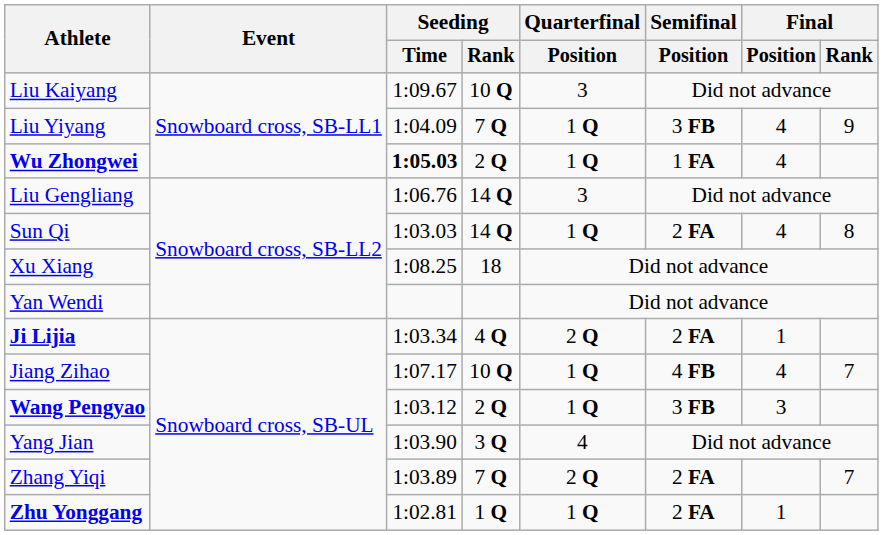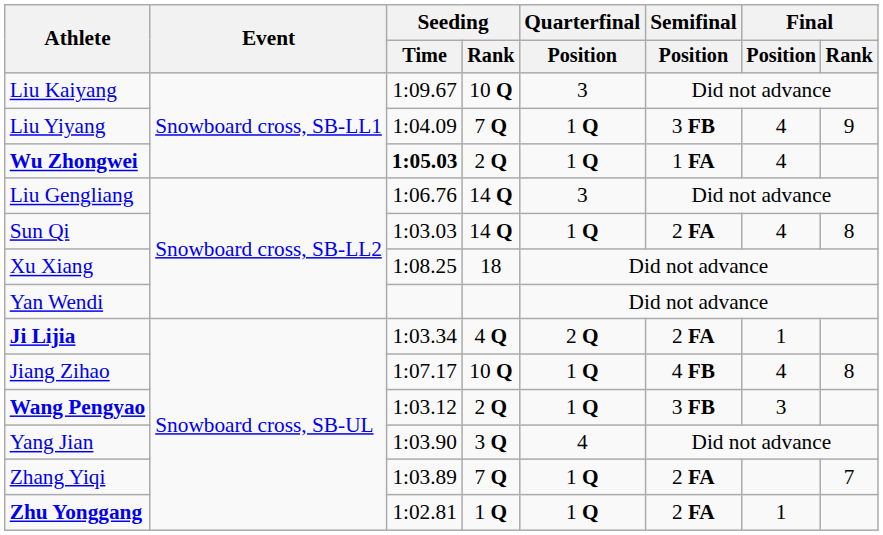(849, 372) 7 -> (849, 372) 8
(582, 477) 2 Q -> (582, 477) 1 Q
